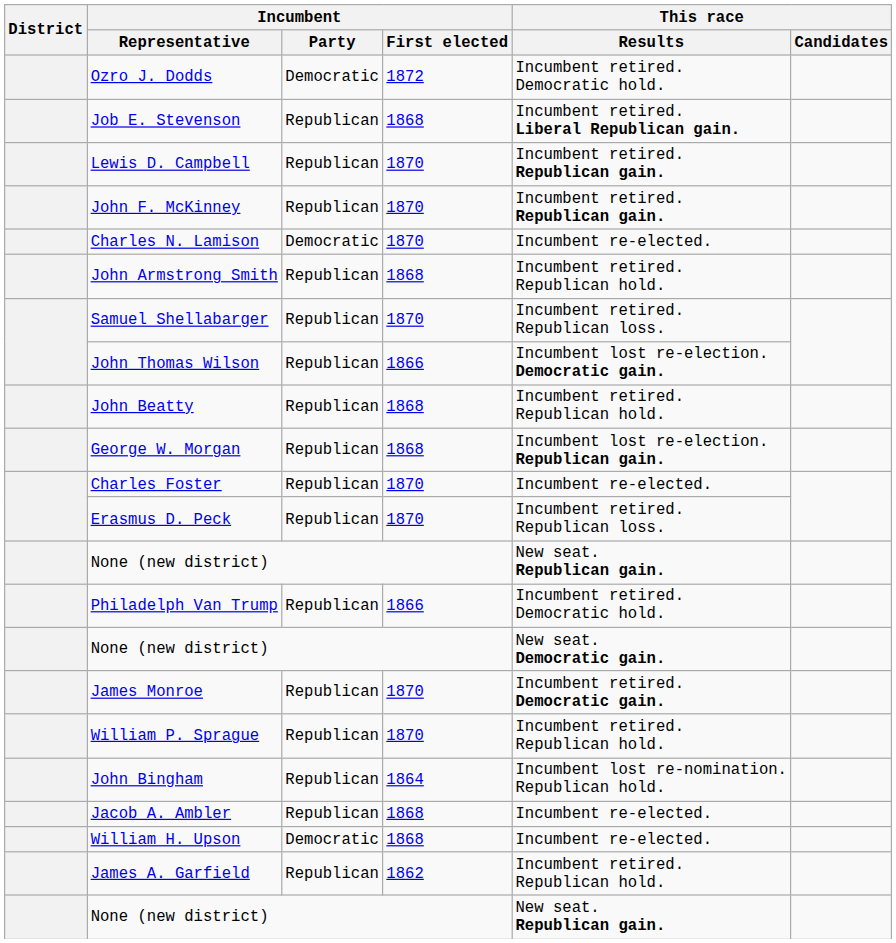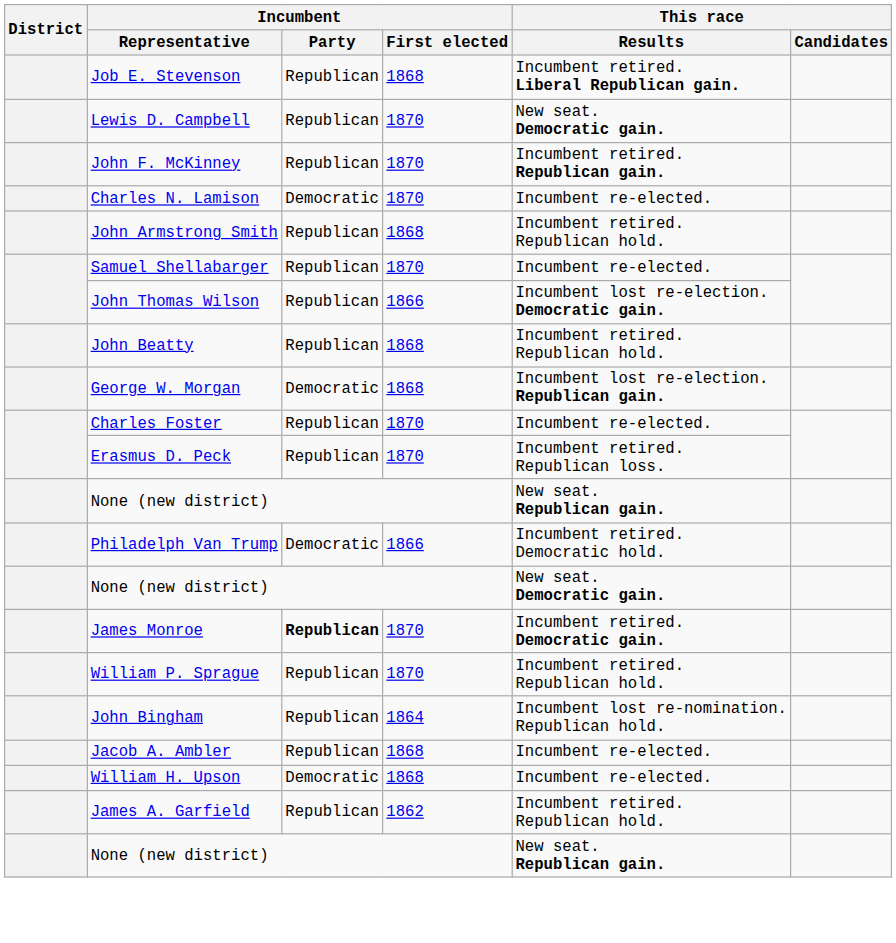- row: (151, 77)
(600, 164) Incumbent retired. Republican gain. -> (590, 121) New seat. Democratic gain.
(600, 320) Incumbent retired. Republican loss. -> (614, 267) Incumbent re-elected.
(332, 450) Republican -> (332, 389) Democratic
(332, 606) Republican -> (332, 544) Democratic
(332, 693) normal -> (332, 631) bold
